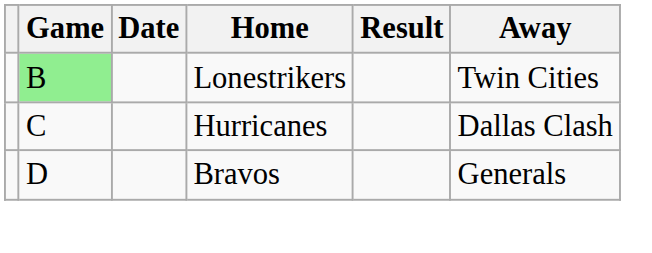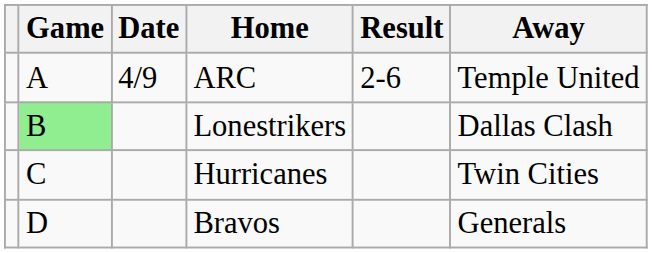+ row: (225, 77)
(528, 77) Twin Cities -> (535, 125) Dallas Clash
(535, 125) Dallas Clash -> (528, 174) Twin Cities
